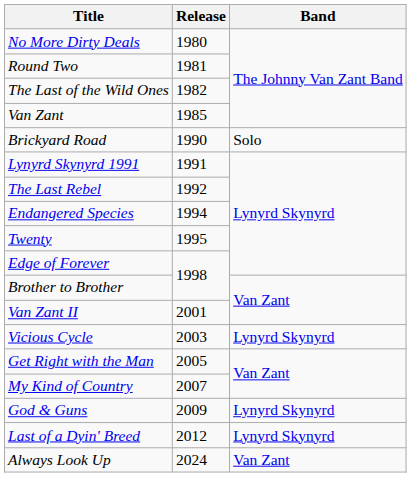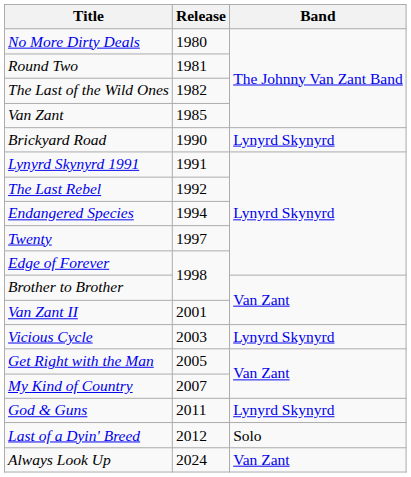(247, 139) Solo -> (284, 139) Lynyrd Skynyrd
(192, 238) 1995 -> (192, 238) 1997
(192, 410) 2009 -> (191, 410) 2011
(284, 435) Lynyrd Skynyrd -> (247, 435) Solo
